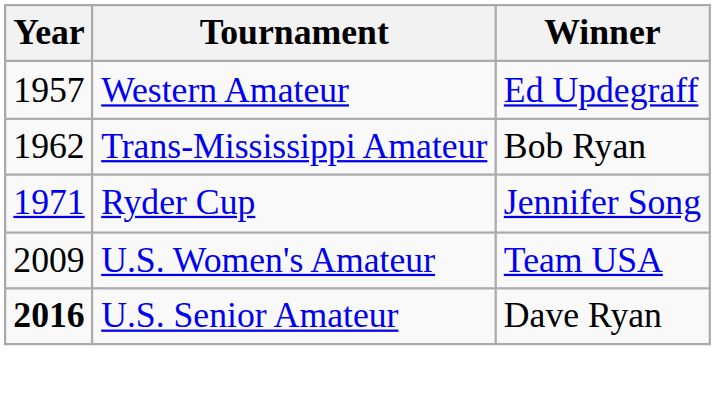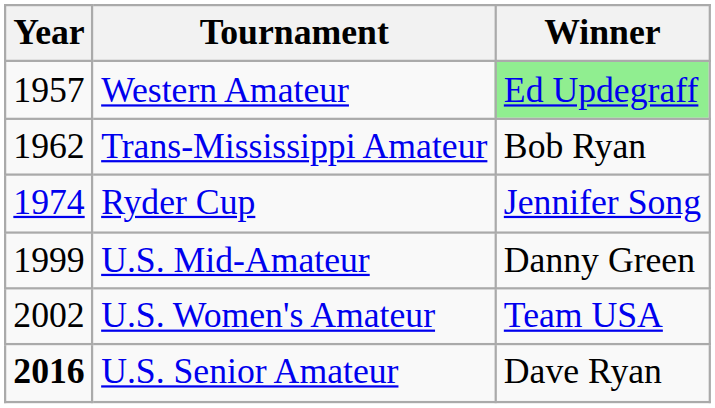(601, 89) no background -> (601, 89) lightgreen background
(49, 202) 1971 -> (49, 202) 1974
+ row: (235, 259)
(49, 259) 2009 -> (49, 315) 2002
